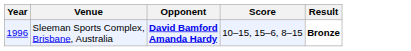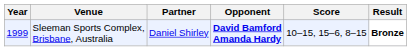+ column: (179, 12)
(17, 33) 1996 -> (17, 33) 1999
